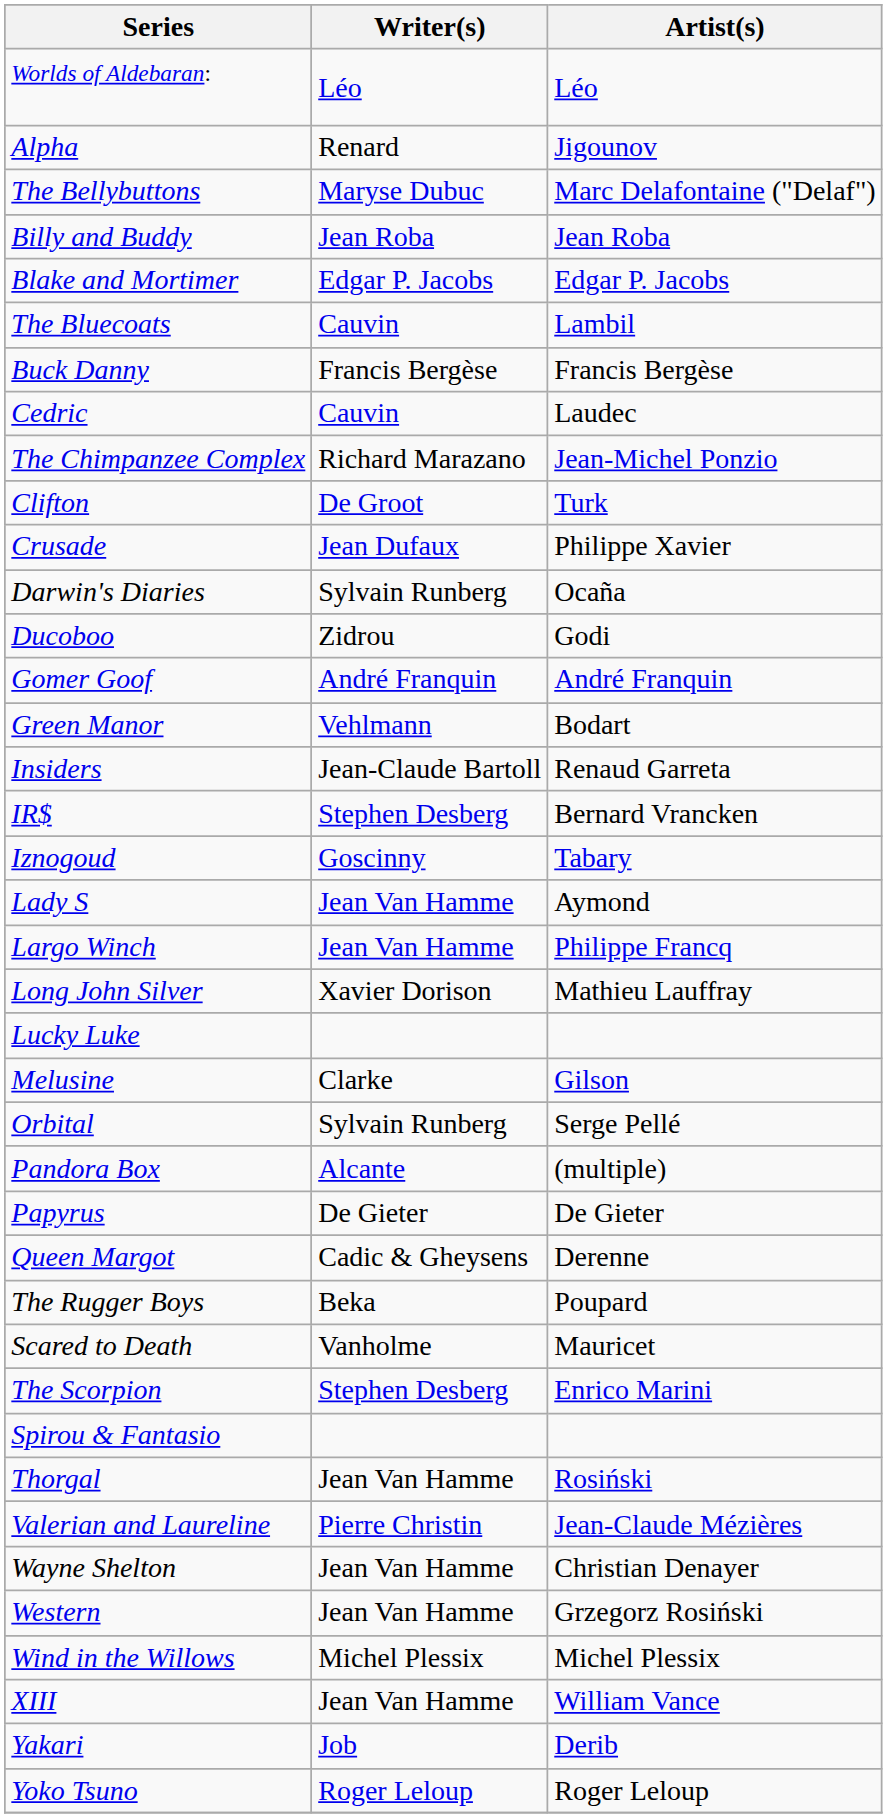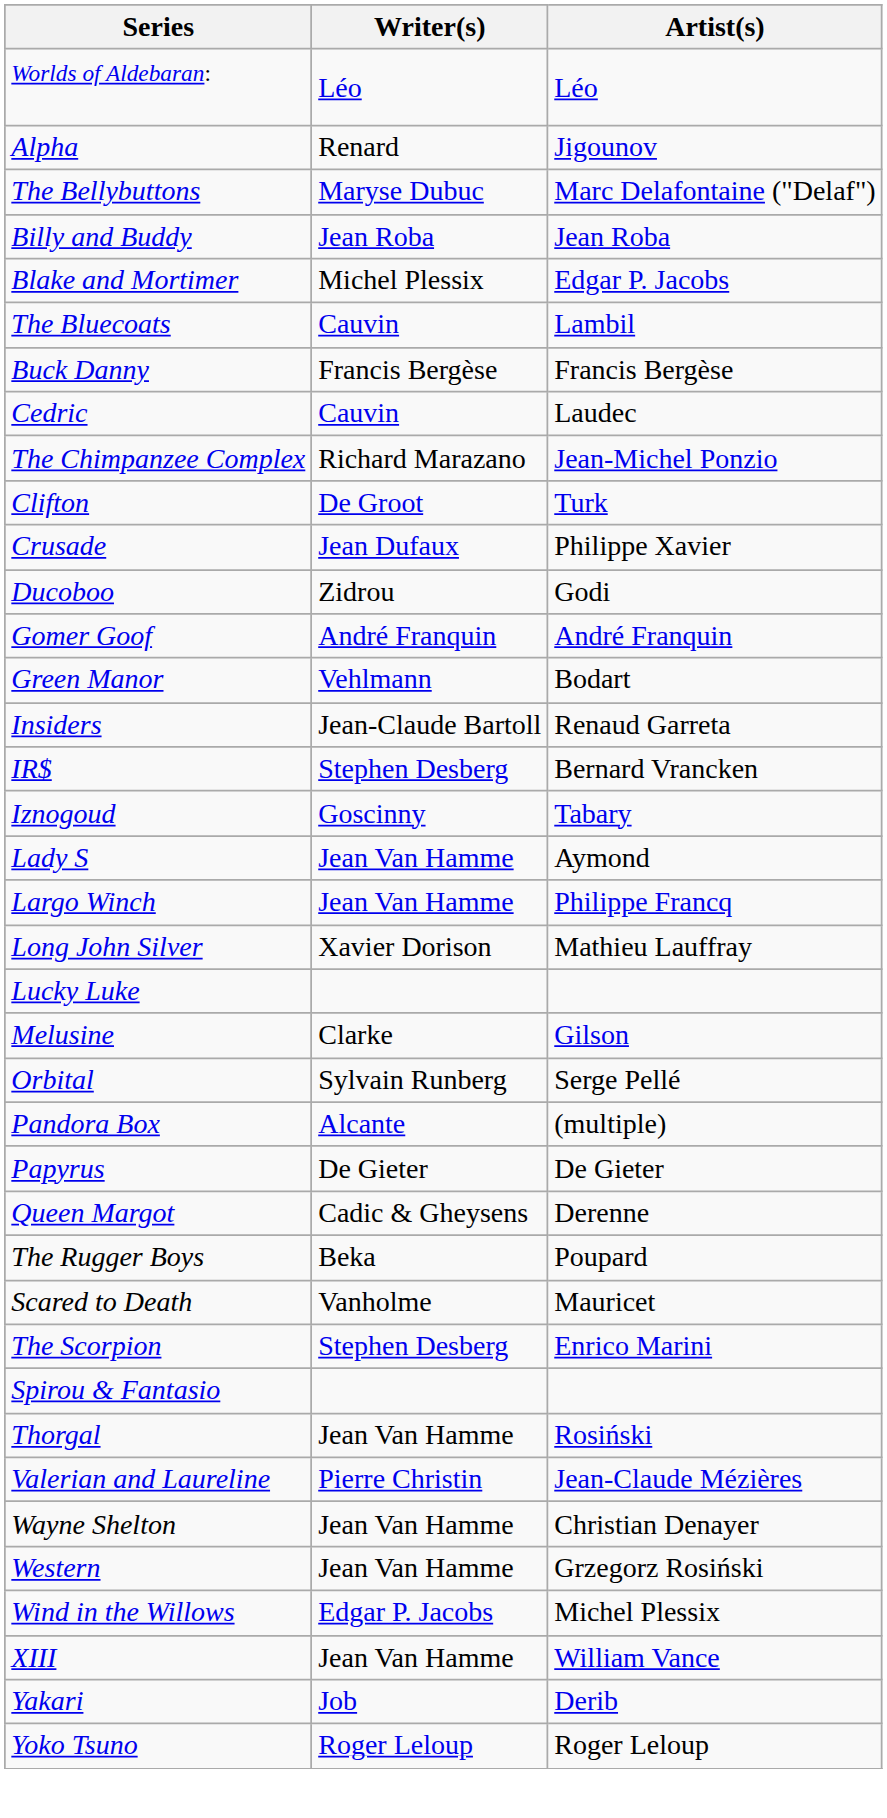(406, 280) Edgar P. Jacobs -> (401, 280) Michel Plessix
- row: (108, 591)
(401, 1656) Michel Plessix -> (406, 1612) Edgar P. Jacobs
